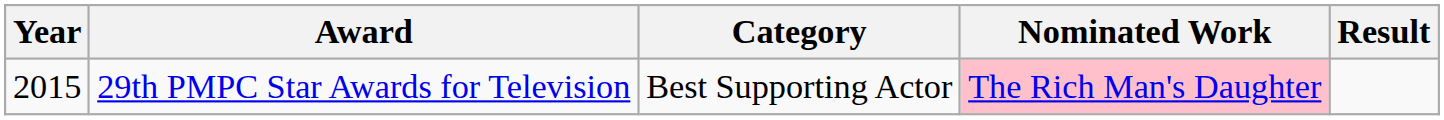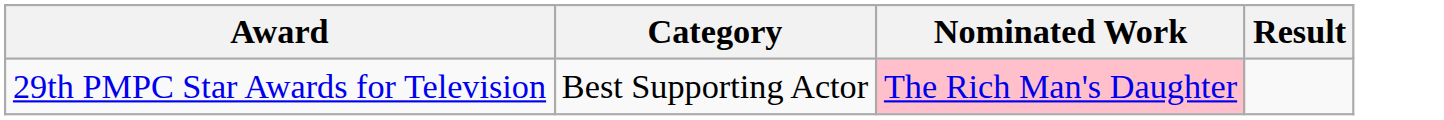- column: (47, 31)
